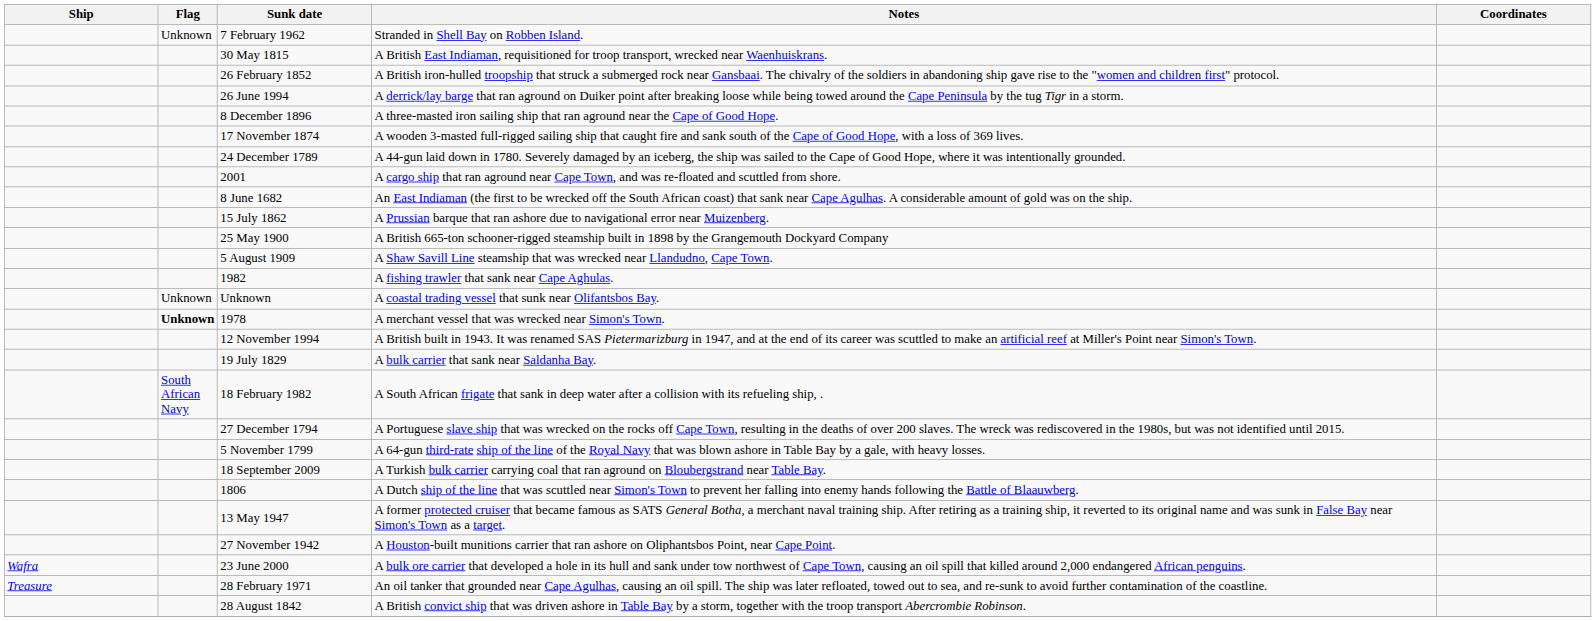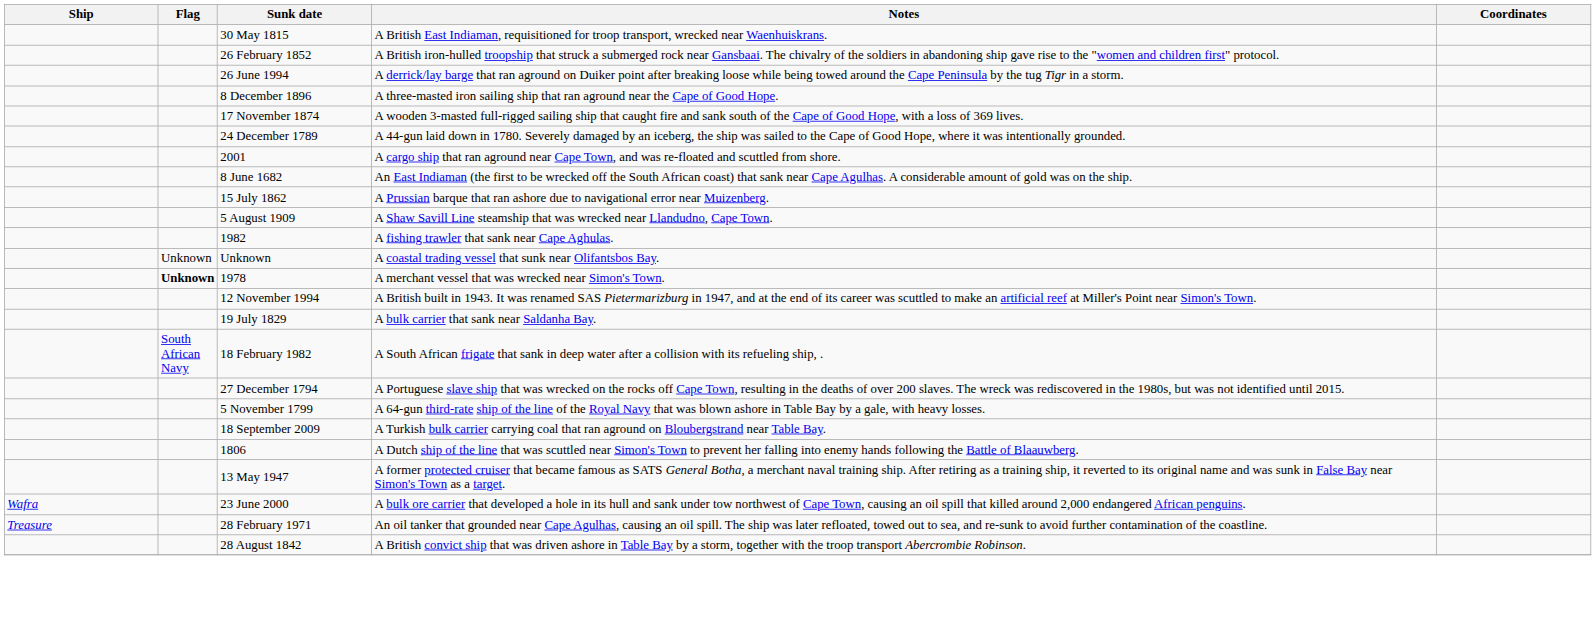- row: (263, 34)
- row: (254, 237)
- row: (270, 545)
